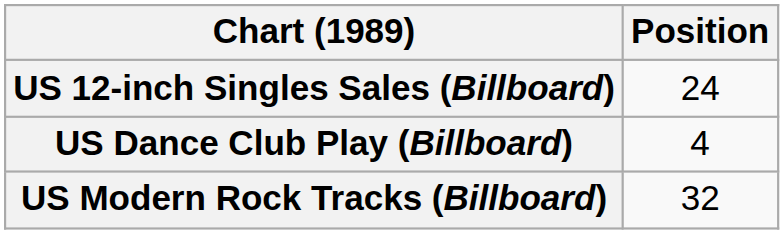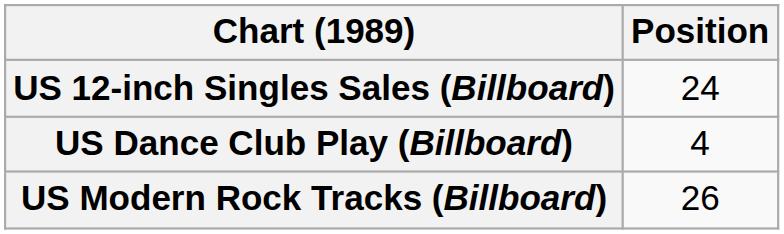(700, 198) 32 -> (700, 198) 26
